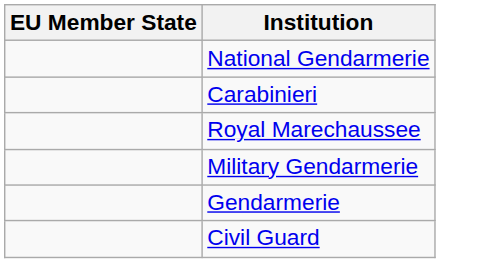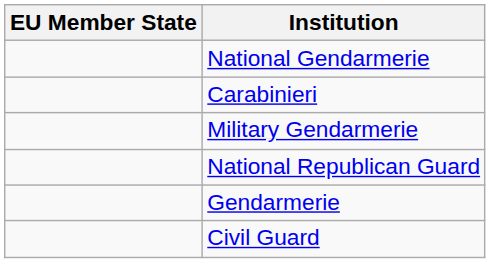- row: (314, 130)
+ row: (344, 166)
